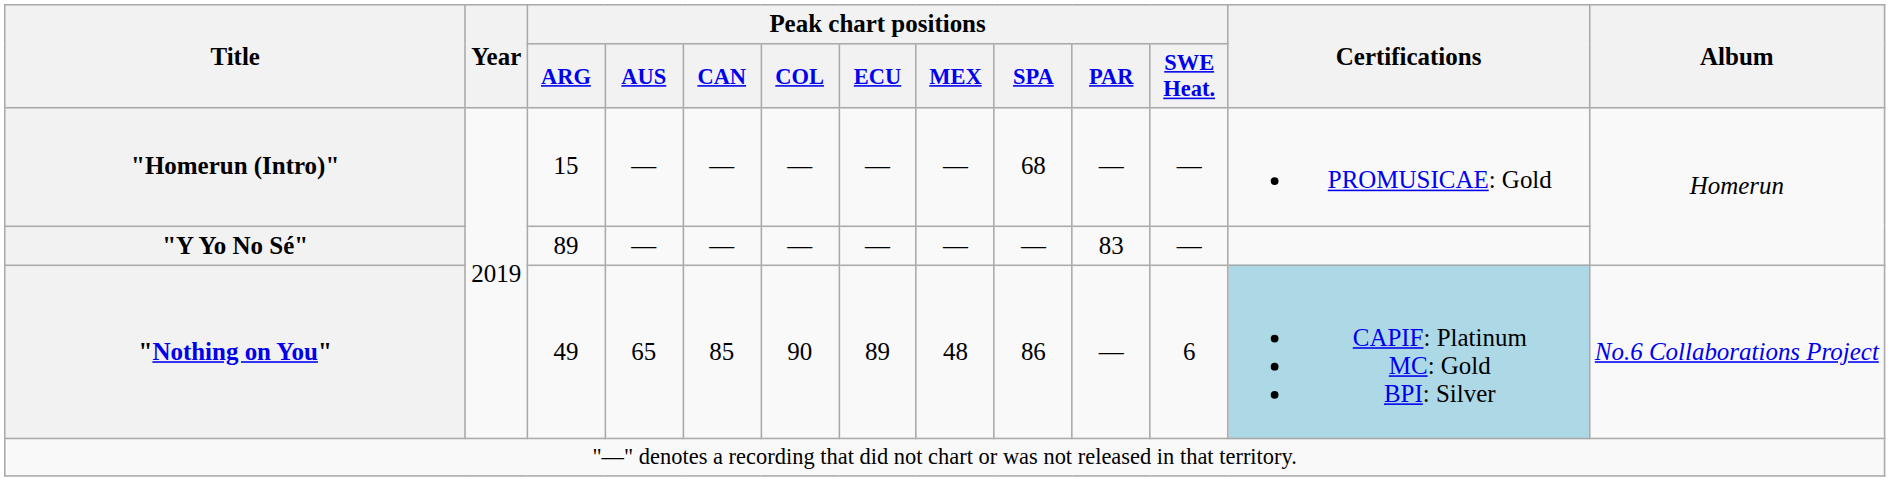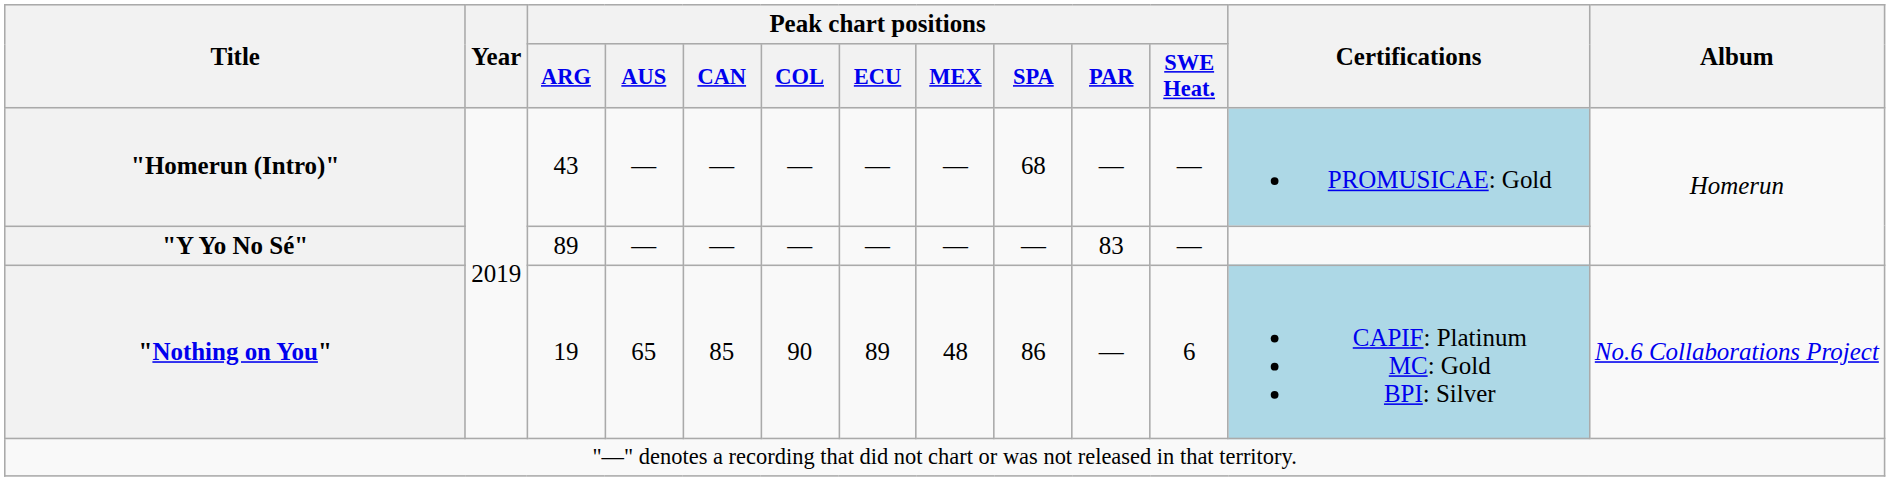(566, 166) 15 -> (566, 166) 43
(1409, 181) no background -> (1409, 181) lightblue background
(566, 351) 49 -> (566, 351) 19
